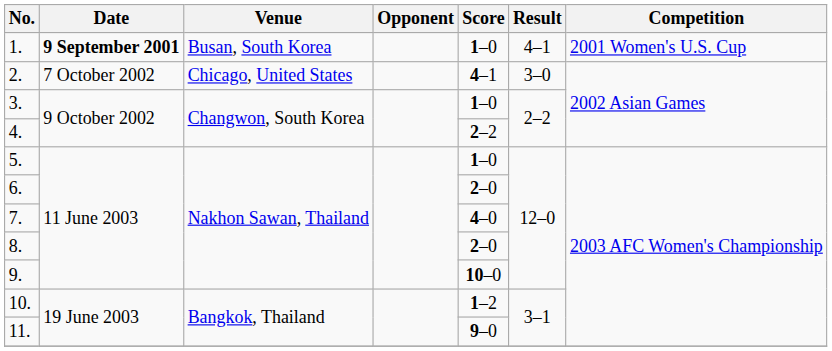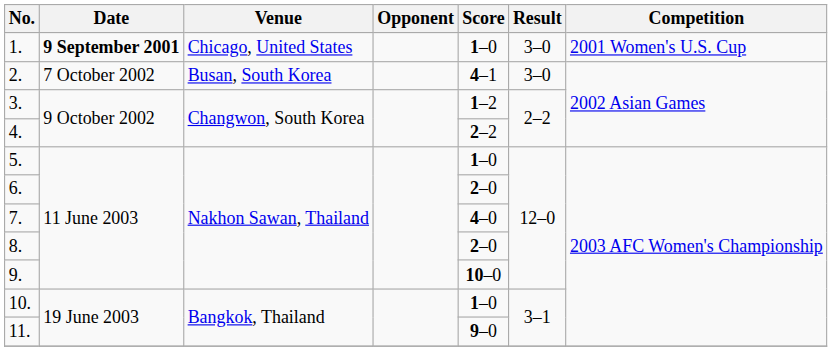(260, 47) Busan, South Korea -> (270, 47) Chicago, United States
(537, 47) 4–1 -> (537, 47) 3–0
(270, 75) Chicago, United States -> (260, 75) Busan, South Korea
(483, 103) 1–0 -> (483, 103) 1–2
(483, 302) 1–2 -> (483, 302) 1–0
